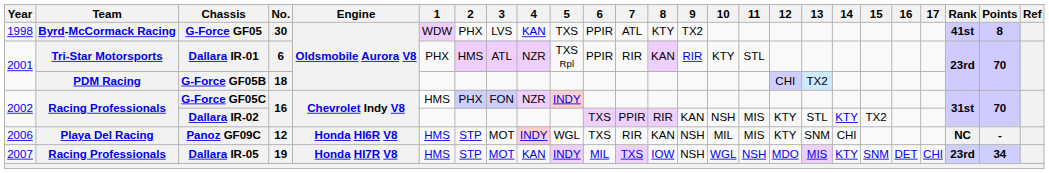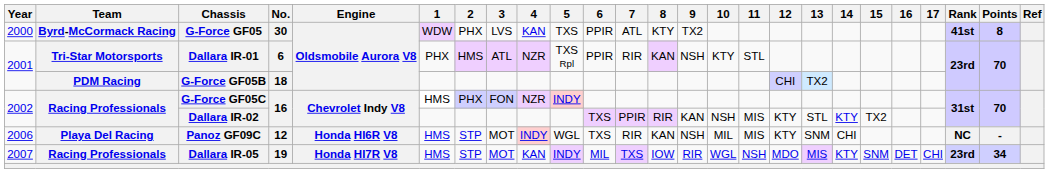(20, 31) 1998 -> (20, 31) 2000
(692, 56) RIR -> (692, 56) NSH
(692, 153) NSH -> (692, 153) RIR
